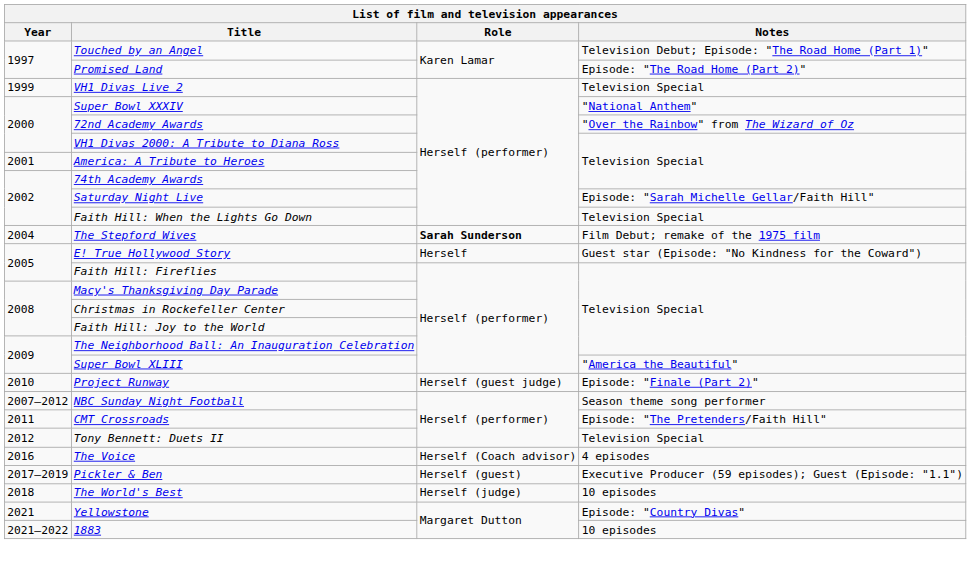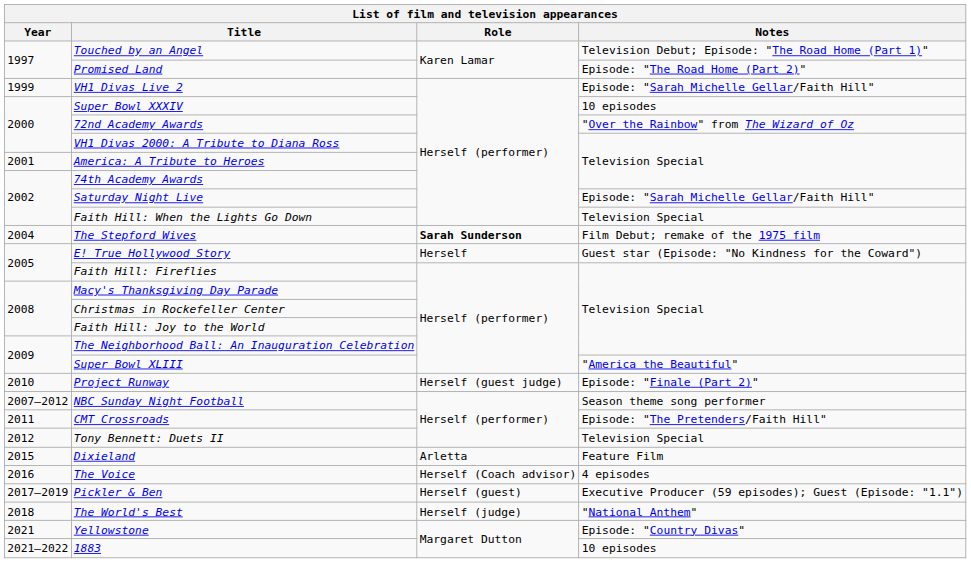(643, 87) Television Special -> (728, 87) Episode: "Sarah Michelle Gellar/Faith Hill"
(640, 106) "National Anthem" -> (619, 106) 10 episodes
+ row: (104, 456)
(619, 493) 10 episodes -> (640, 511) "National Anthem"
